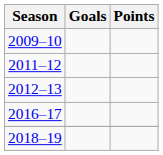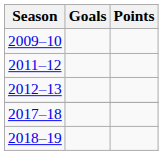- row: (35, 114)
+ row: (35, 114)
